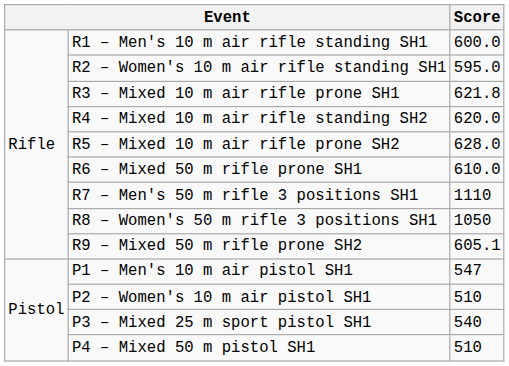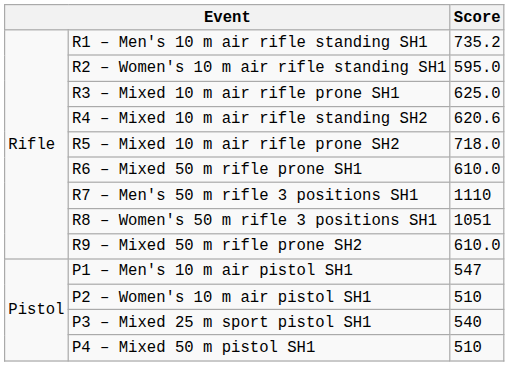(477, 43) 600.0 -> (477, 43) 735.2
(477, 94) 621.8 -> (477, 94) 625.0
(477, 119) 620.0 -> (477, 119) 620.6
(477, 144) 628.0 -> (477, 144) 718.0
(473, 221) 1050 -> (473, 221) 1051
(477, 246) 605.1 -> (477, 246) 610.0
